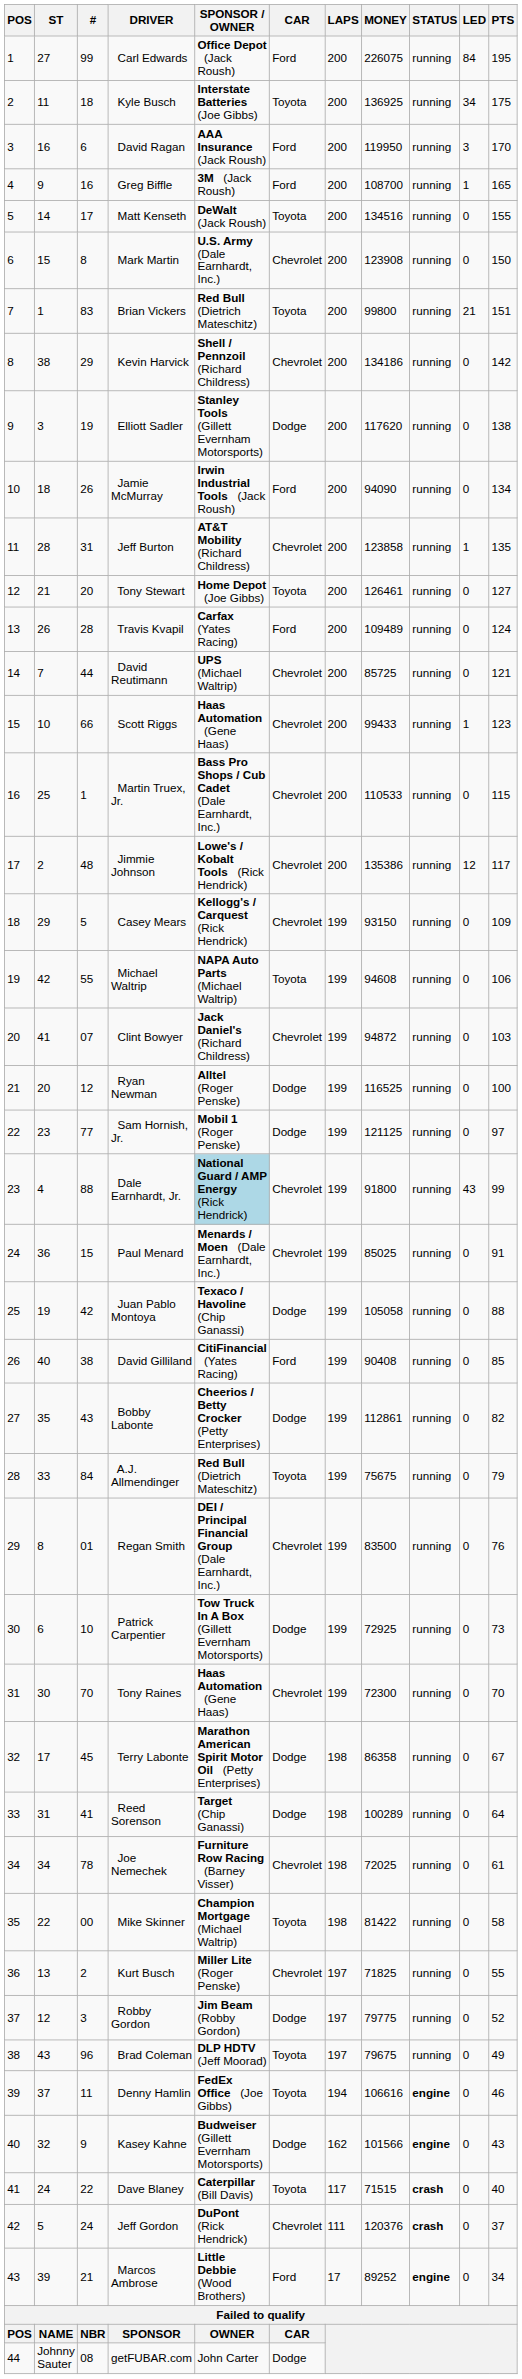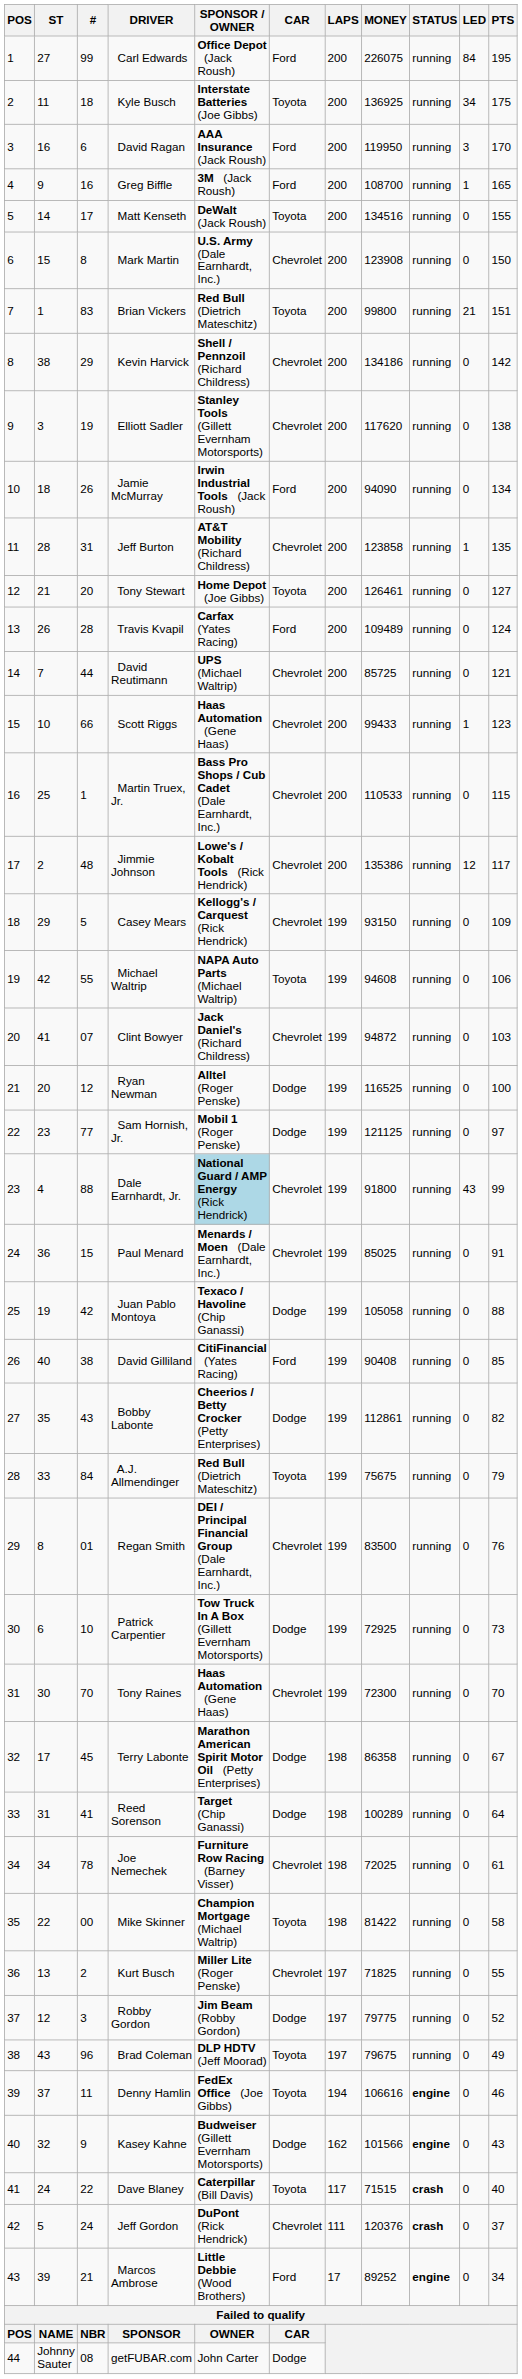(289, 426) Dodge -> (297, 426) Chevrolet
